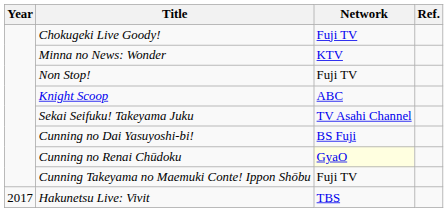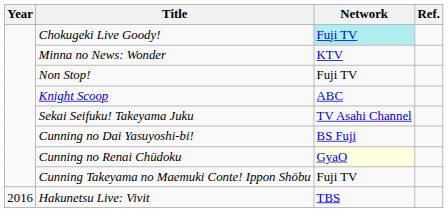(337, 34) no background -> (337, 34) paleturquoise background
(20, 197) 2017 -> (20, 197) 2016
